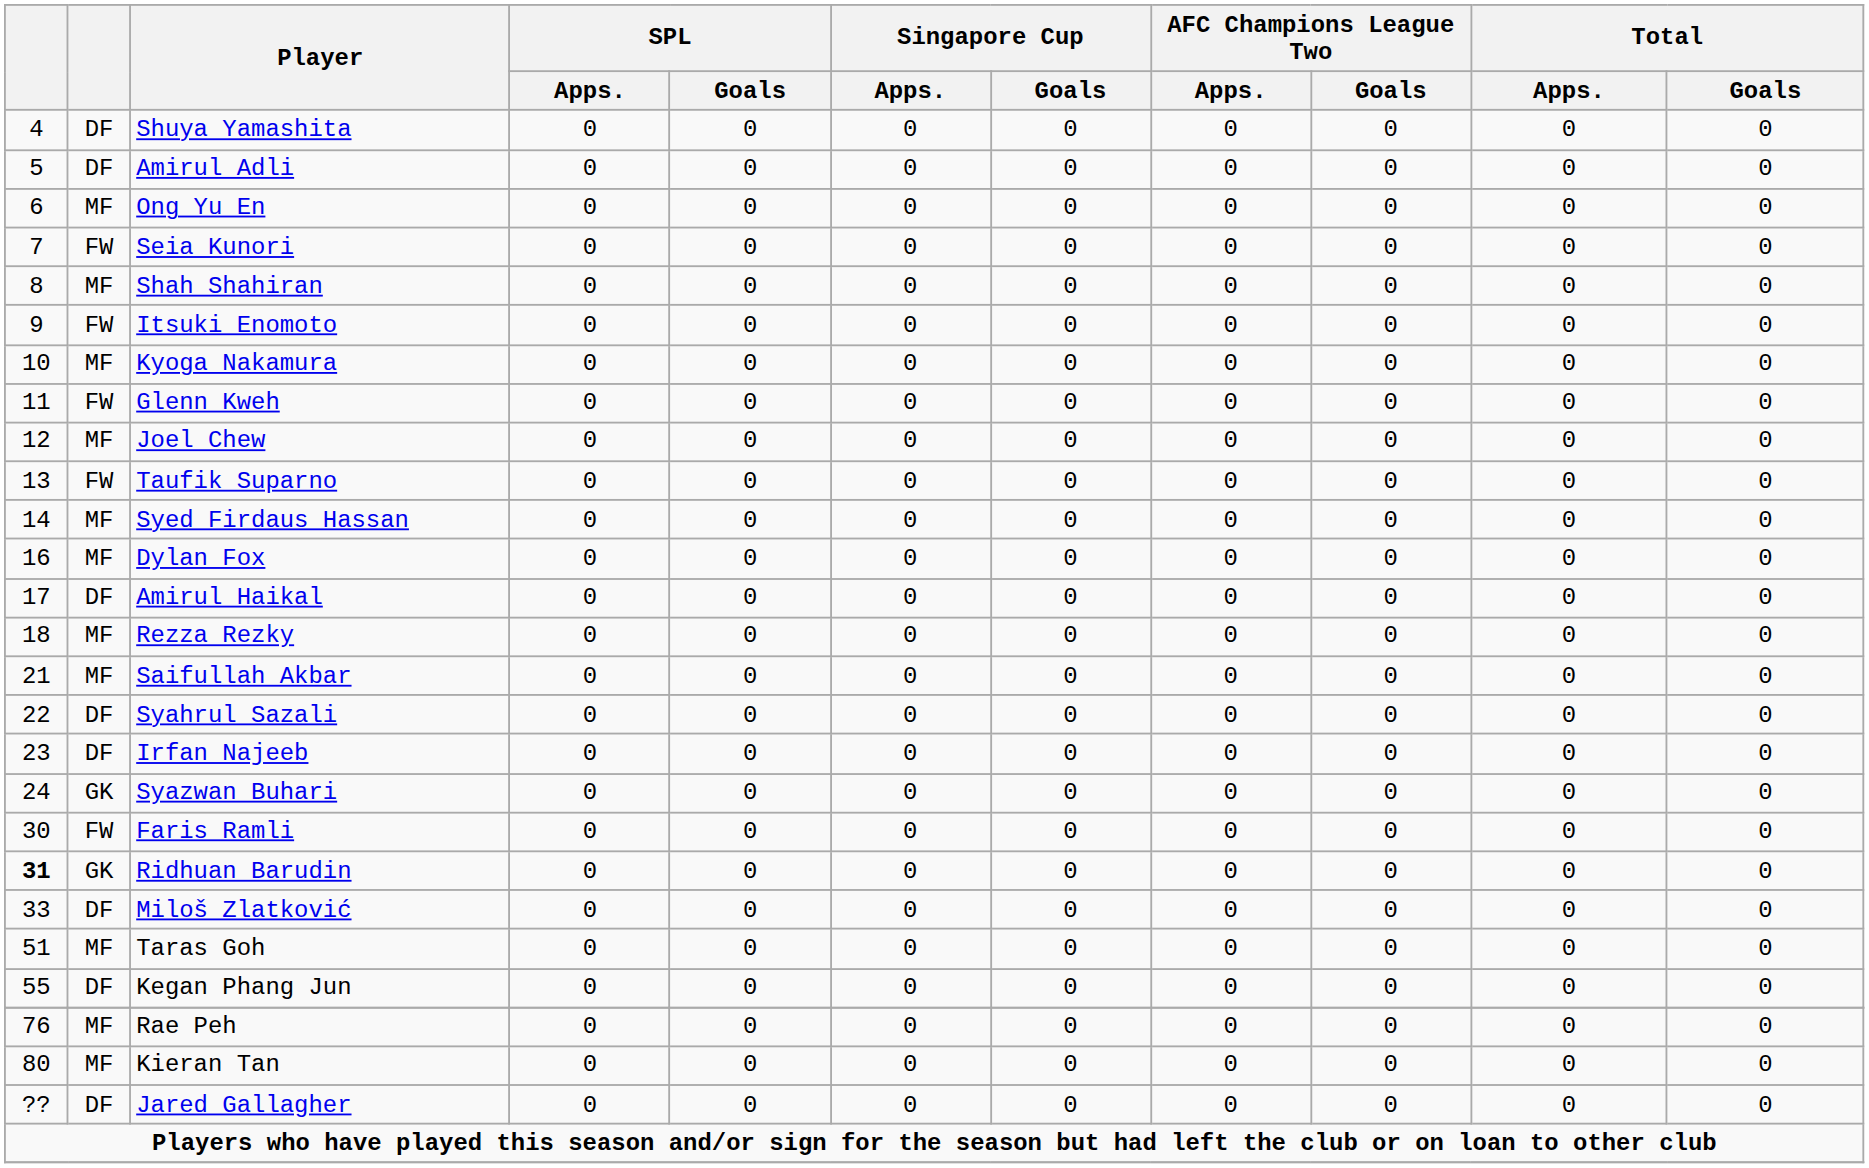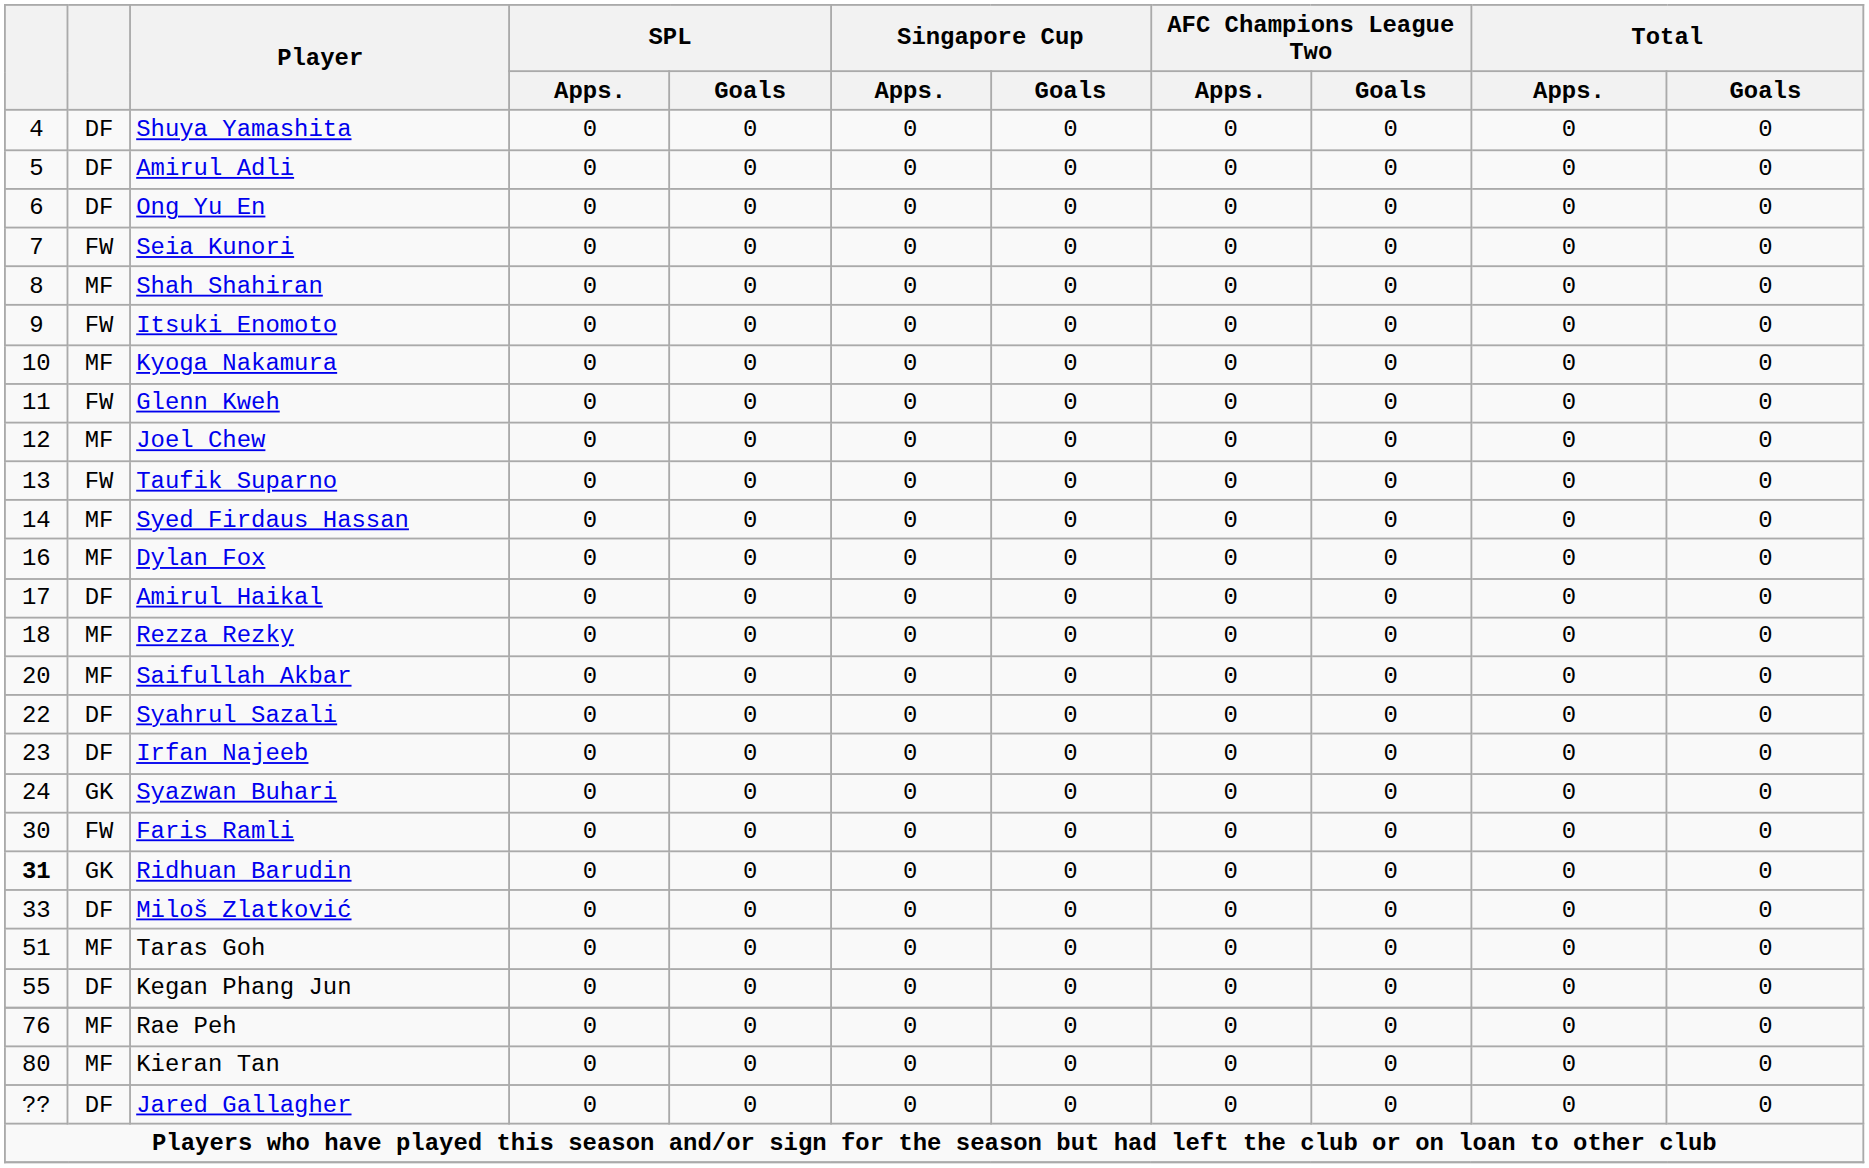(99, 208) MF -> (99, 208) DF
(36, 676) 21 -> (36, 676) 20
